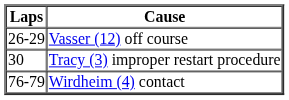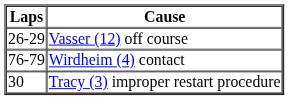rows swapped: (165, 60) <-> (117, 82)
